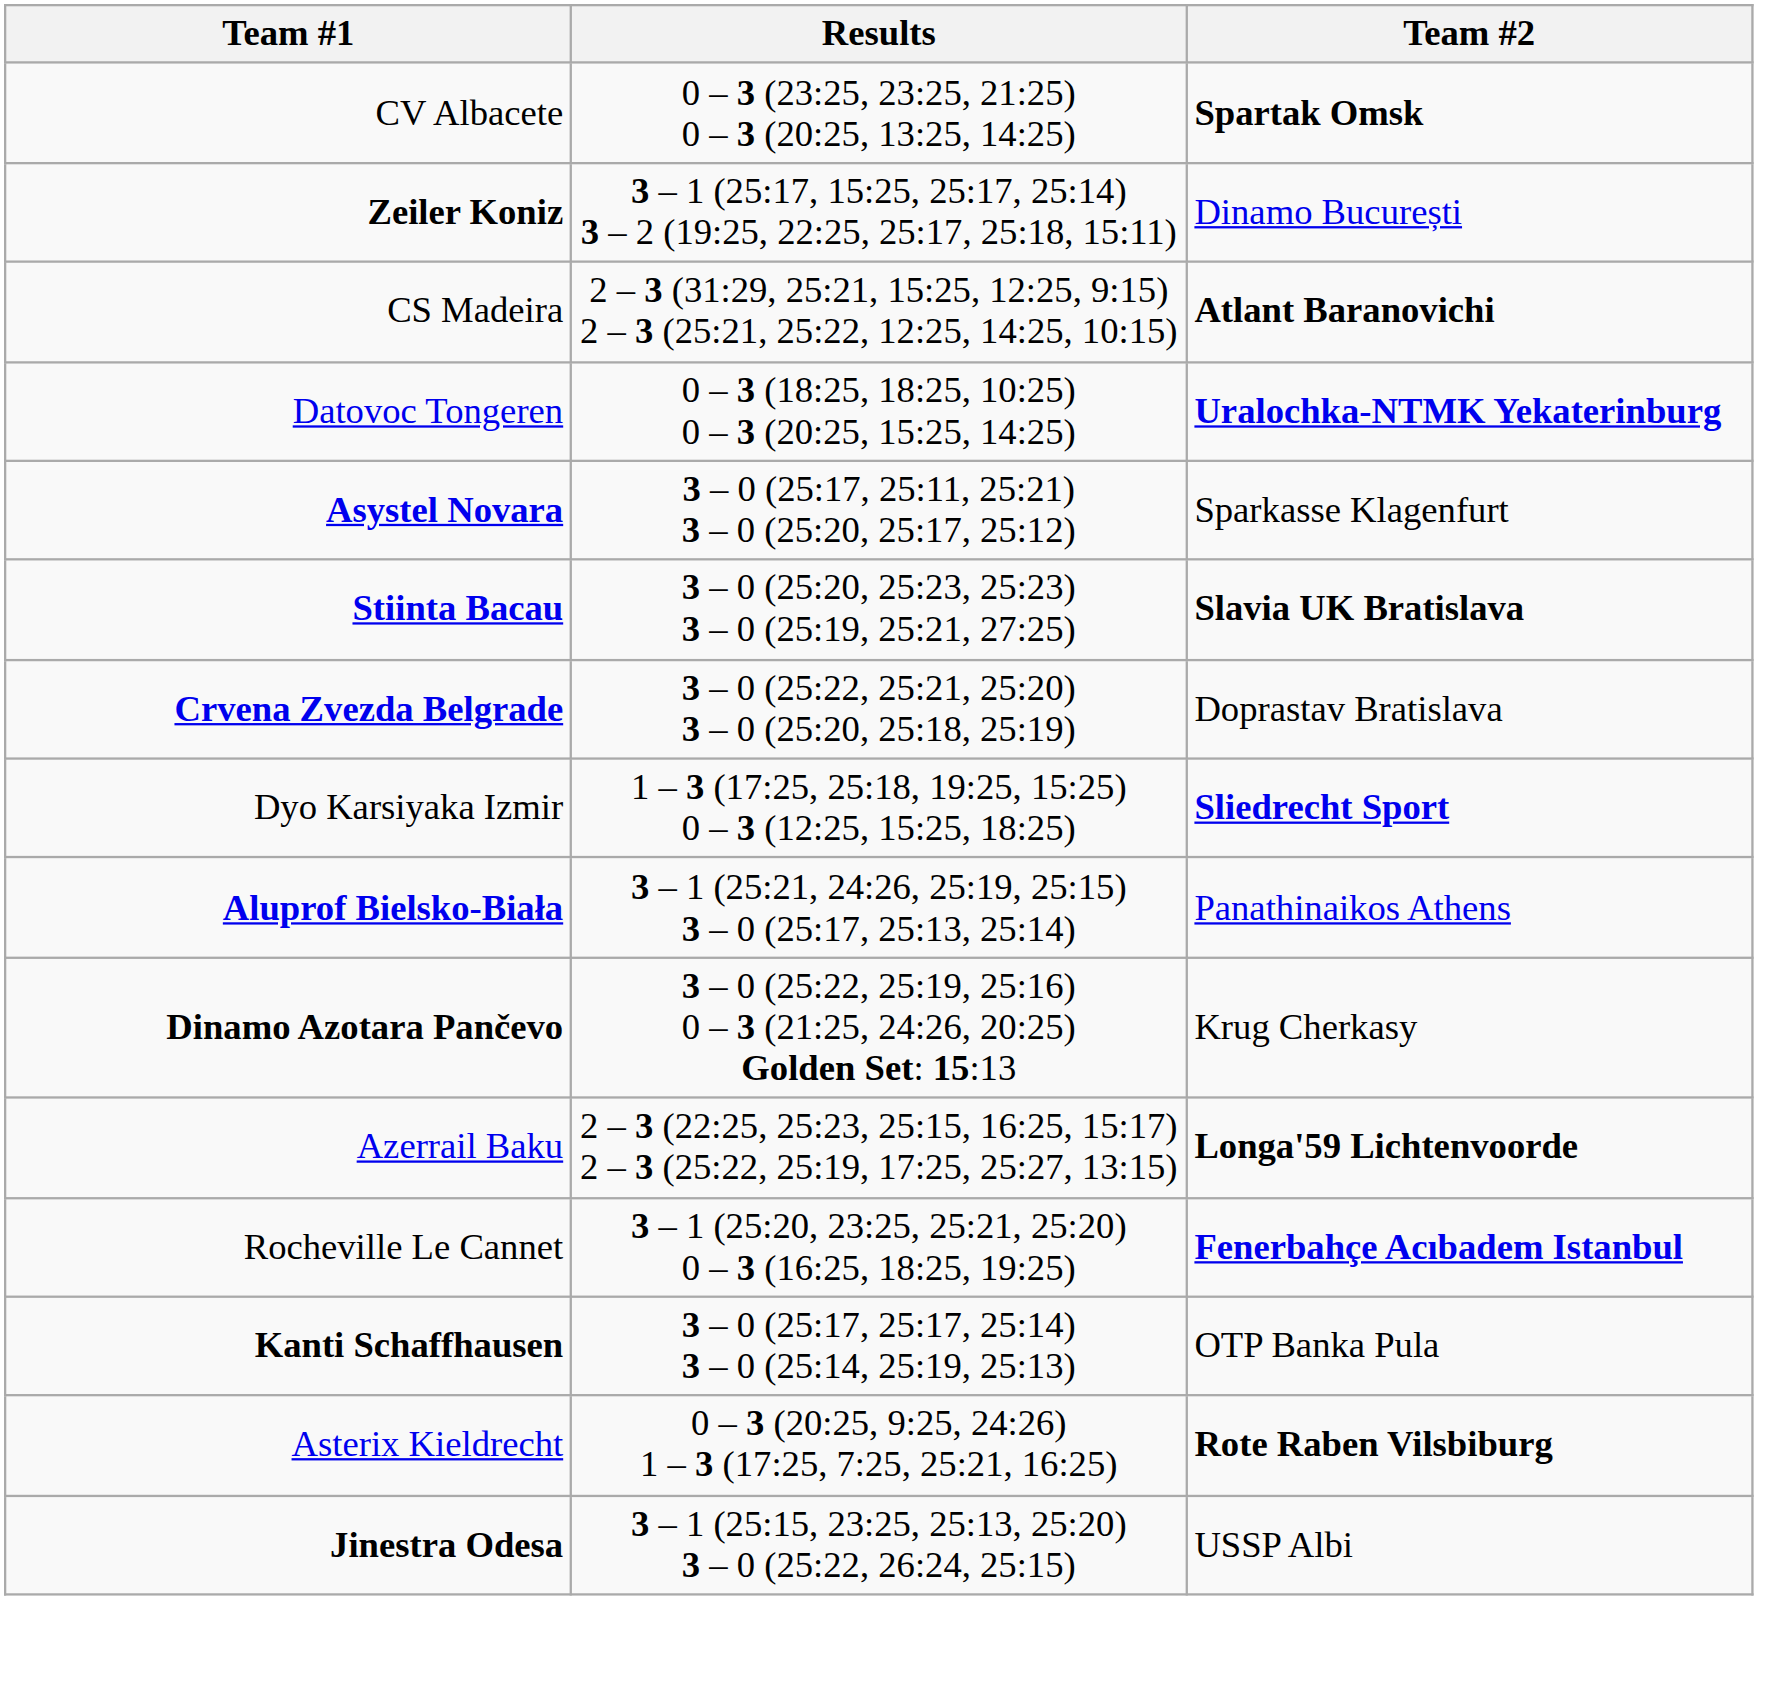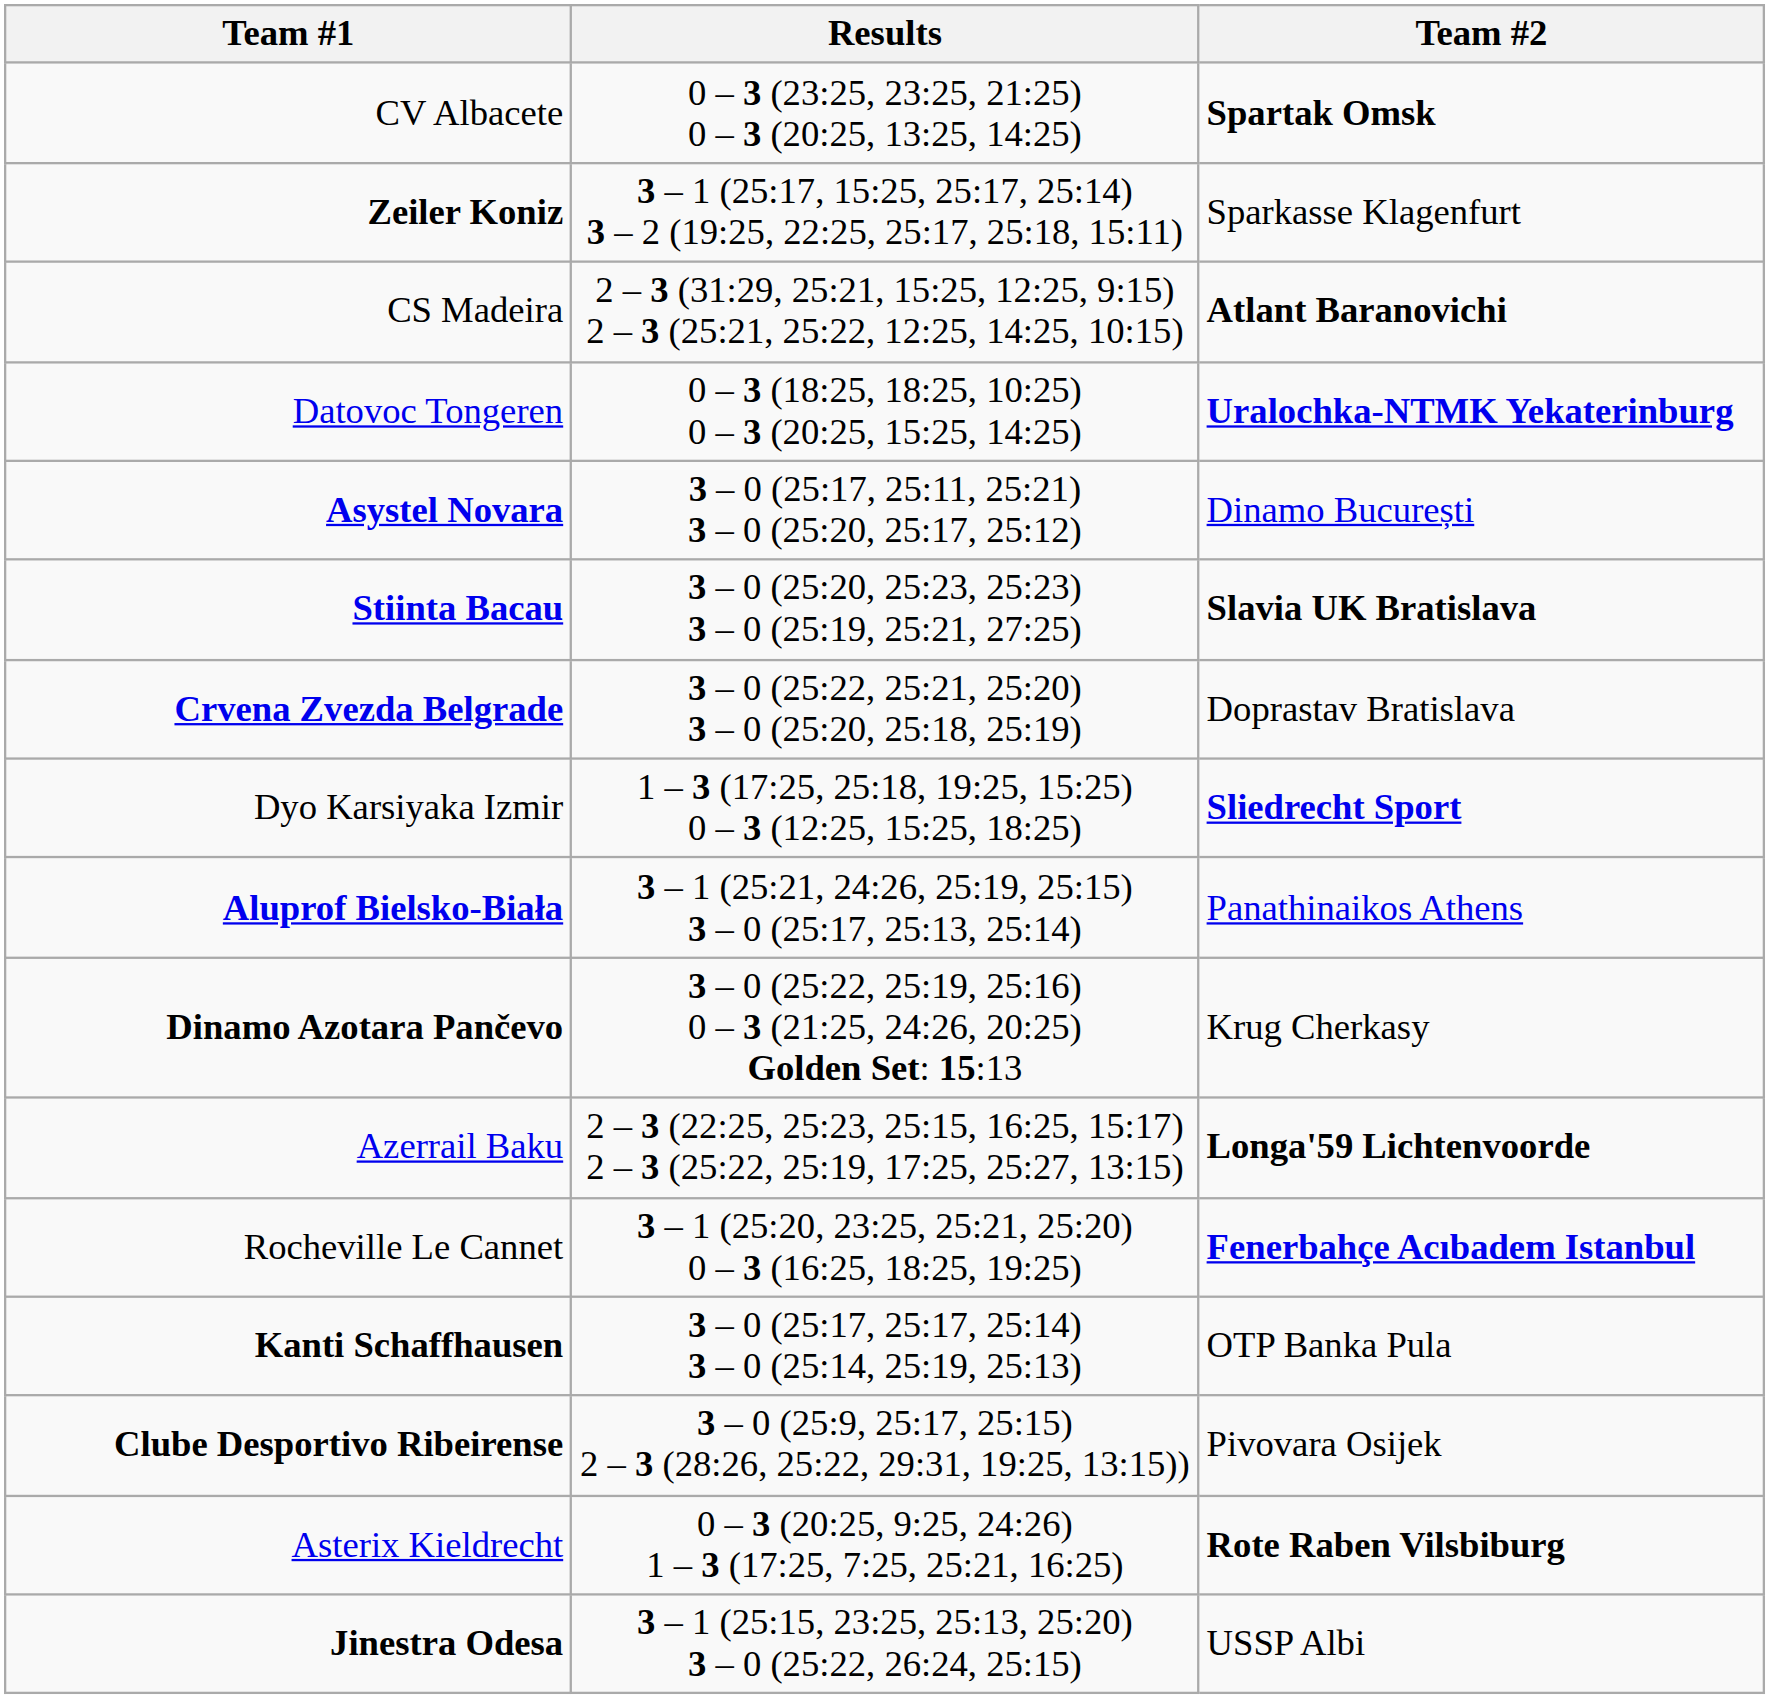(1328, 211) Dinamo București -> (1364, 211) Sparkasse Klagenfurt
(1352, 509) Sparkasse Klagenfurt -> (1340, 509) Dinamo București
+ row: (339, 1444)
